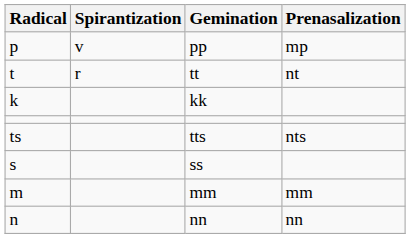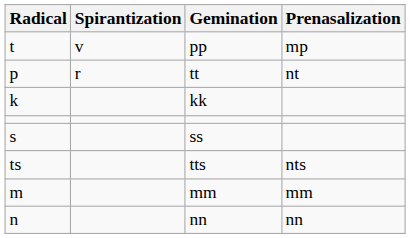(14, 45) p -> (12, 45) t
(12, 73) t -> (14, 73) p
rows swapped: (198, 137) <-> (196, 164)
